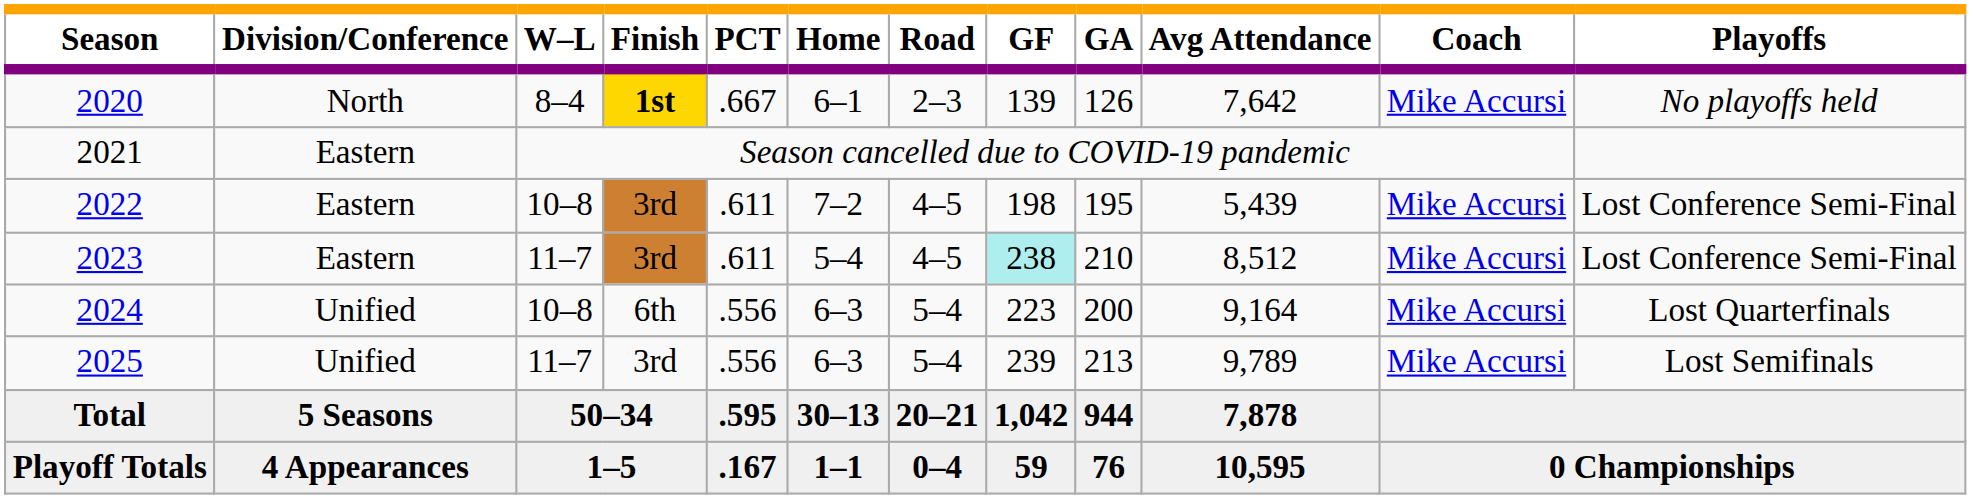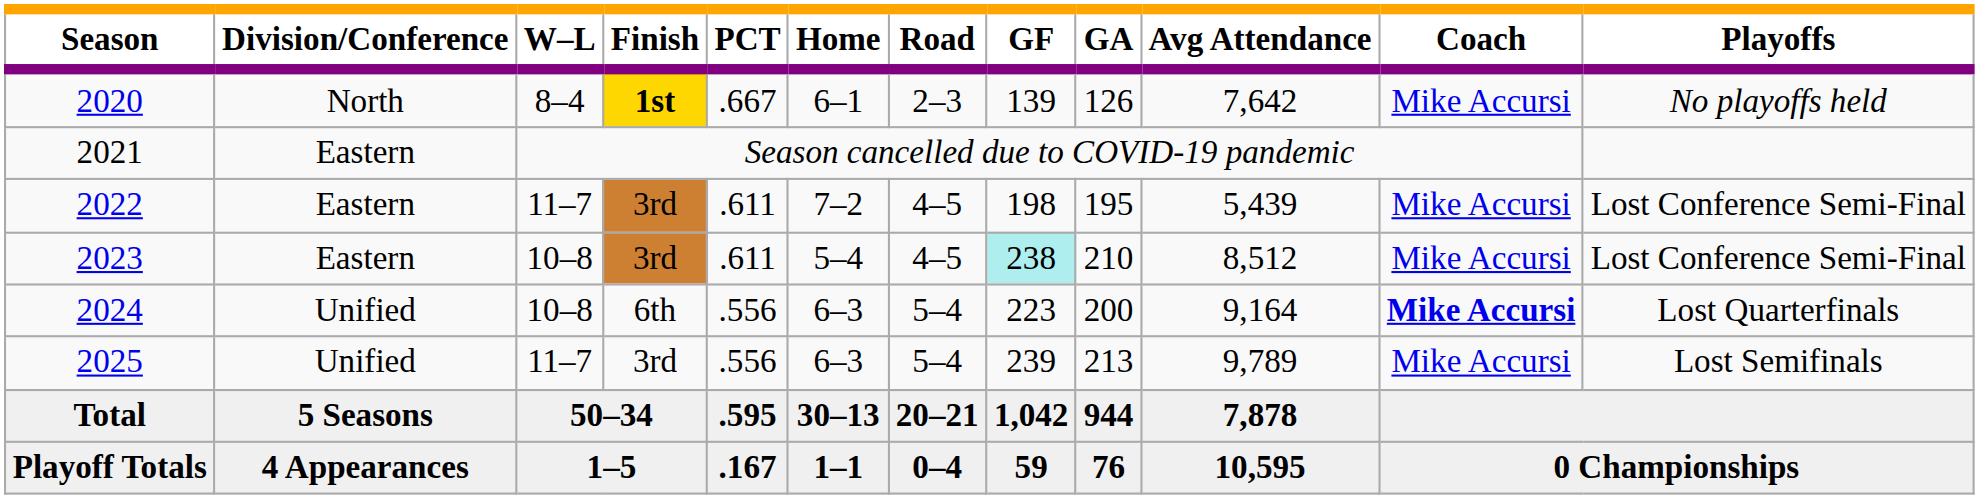(560, 204) 10–8 -> (560, 204) 11–7
(560, 257) 11–7 -> (560, 257) 10–8
(1477, 309) normal -> (1481, 309) bold
